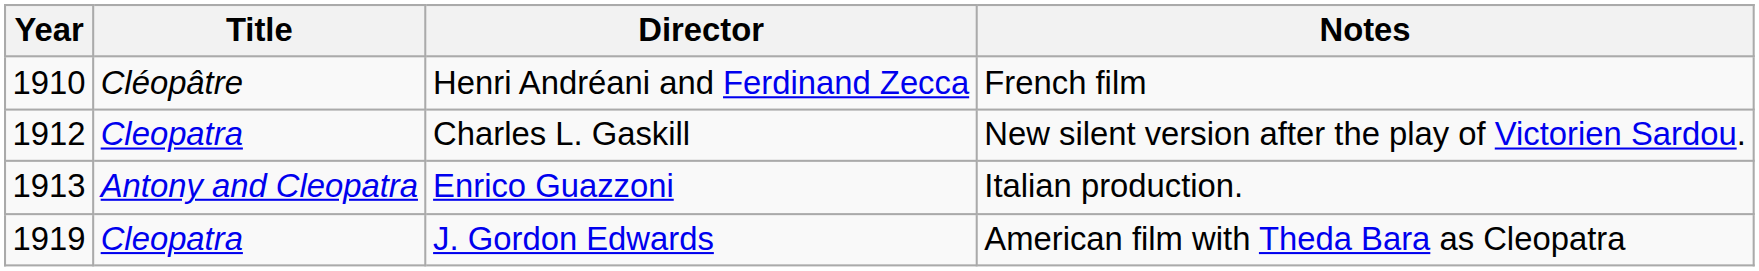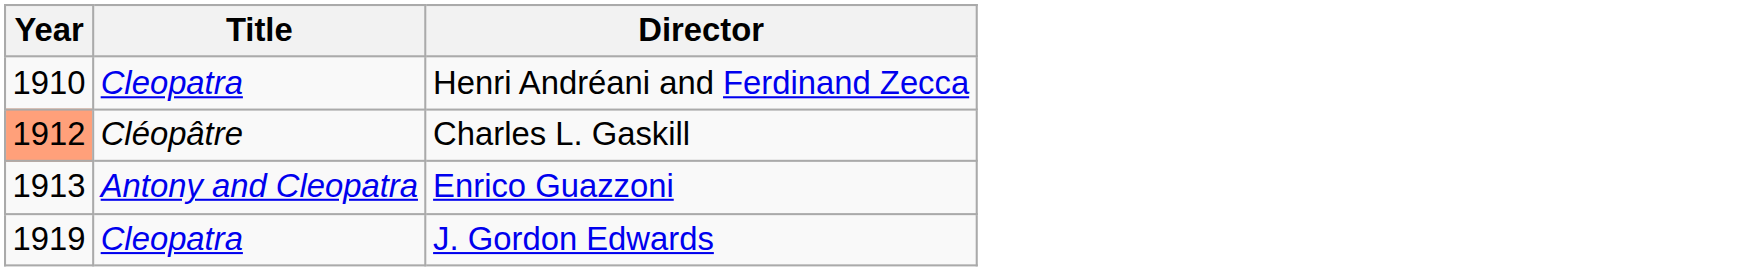- column: (1365, 30)
(172, 82) Cléopâtre -> (172, 82) Cleopatra
(49, 134) no background -> (49, 134) lightsalmon background
(172, 134) Cleopatra -> (172, 134) Cléopâtre
